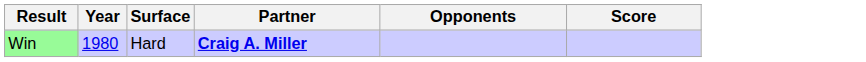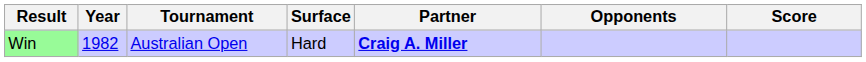+ column: (207, 17)
(100, 43) 1980 -> (100, 43) 1982
